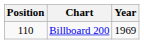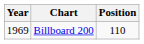columns swapped: (125, 13) <-> (26, 13)
